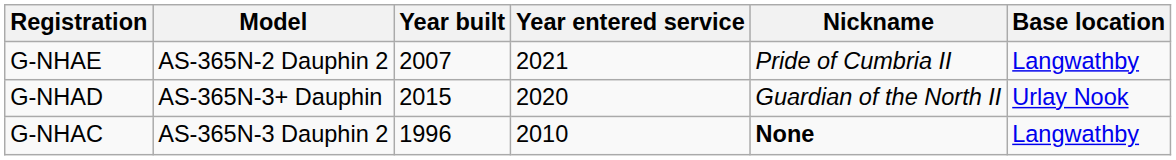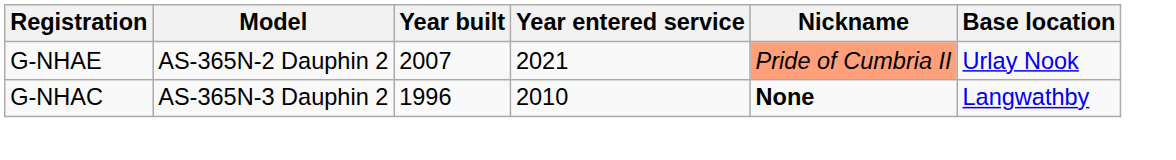(854, 60) no background -> (854, 60) lightsalmon background
(1076, 60) Langwathby -> (1021, 60) Urlay Nook
- row: (57, 97)
